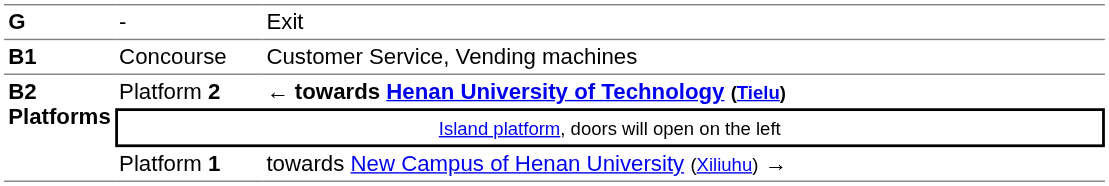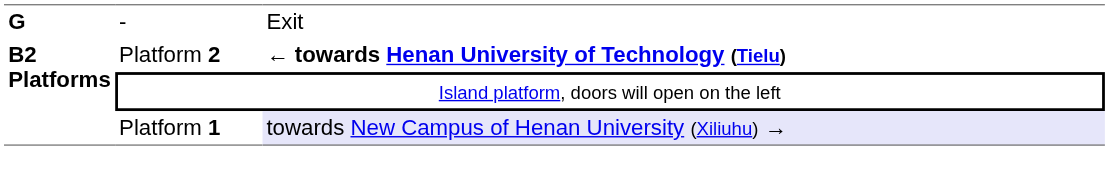- row: (173, 56)
(527, 163) no background -> (527, 127) lavender background
